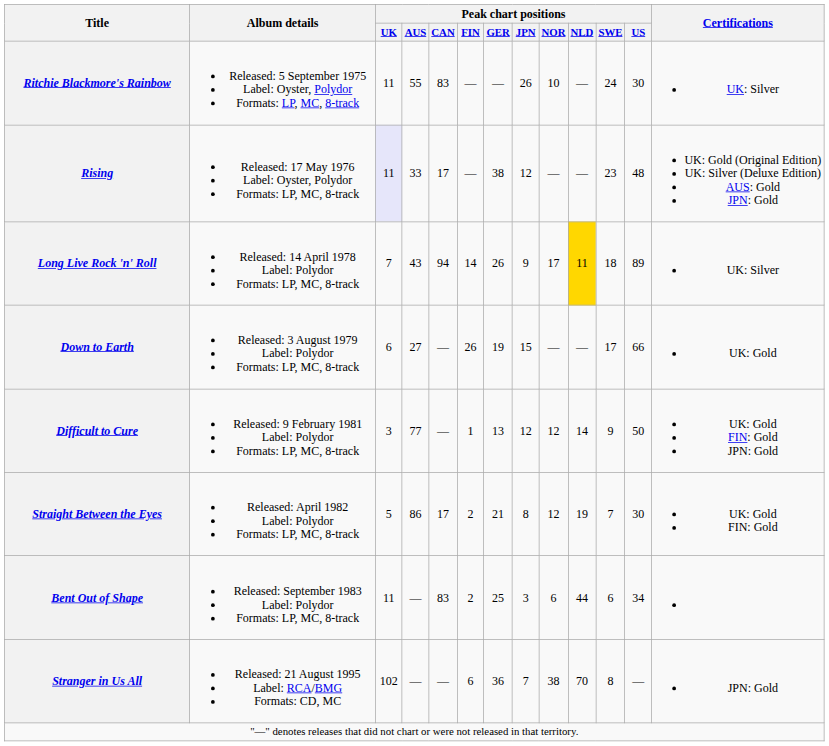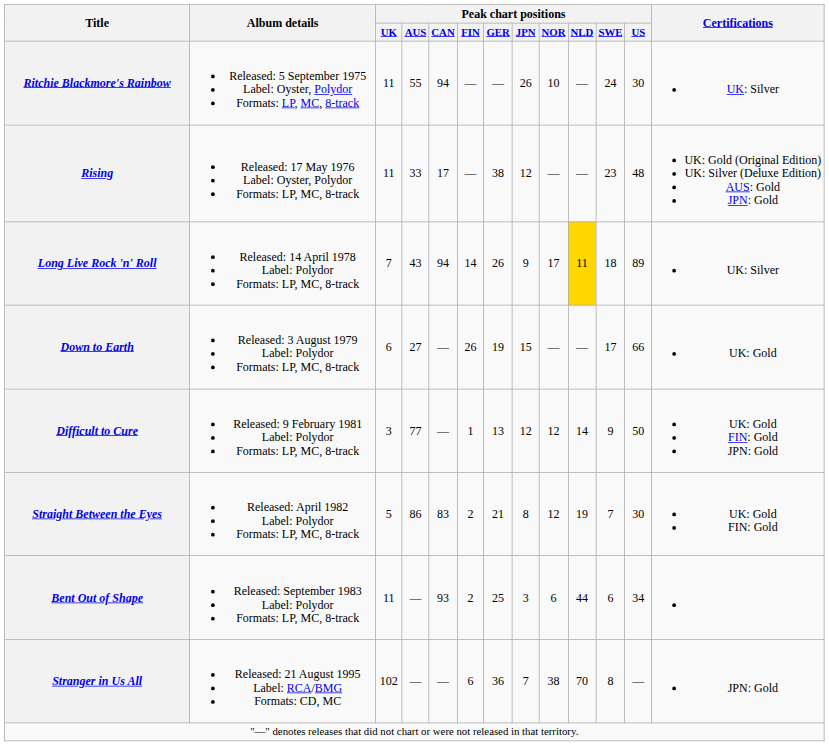(443, 83) 83 -> (443, 83) 94
(389, 173) lavender background -> (389, 173) no background
(443, 514) 17 -> (443, 514) 83
(443, 597) 83 -> (443, 597) 93
